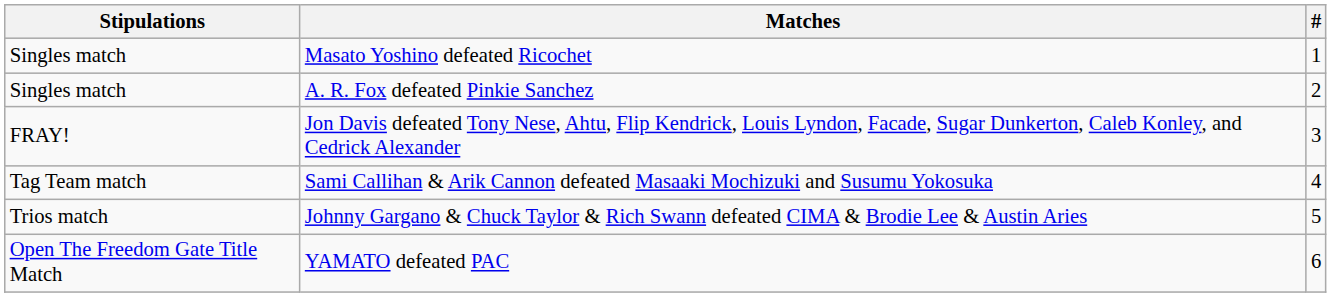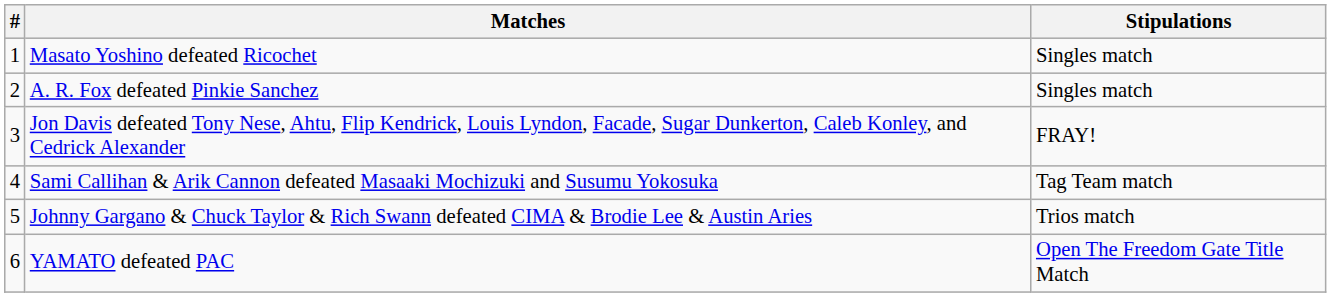columns swapped: (1316, 21) <-> (152, 21)
